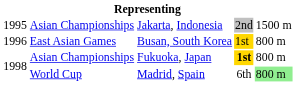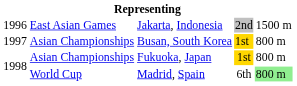(15, 25) 1995 -> (15, 25) 1996
(82, 25) Asian Championships -> (73, 25) East Asian Games
(15, 41) 1996 -> (15, 41) 1997
(73, 41) East Asian Games -> (82, 41) Asian Championships
(244, 57) bold -> (244, 57) normal
